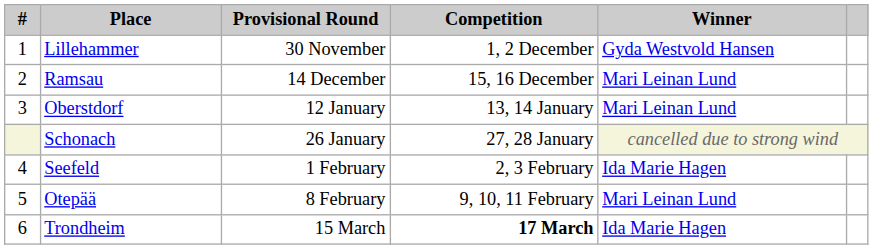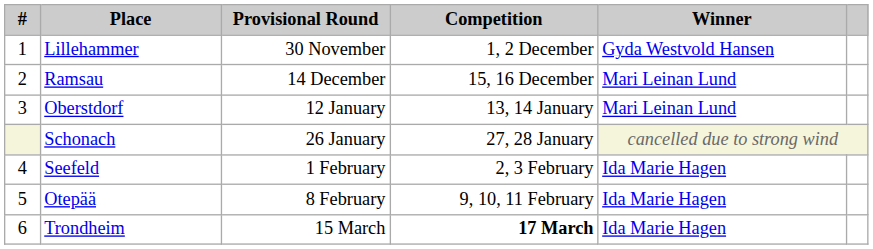(669, 198) Mari Leinan Lund -> (664, 198) Ida Marie Hagen
